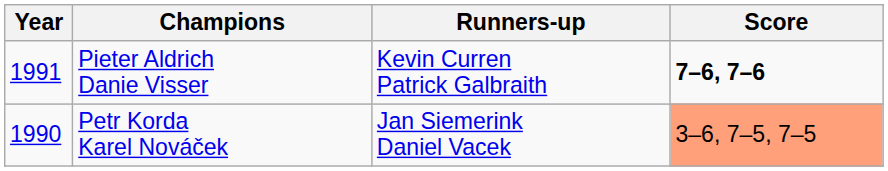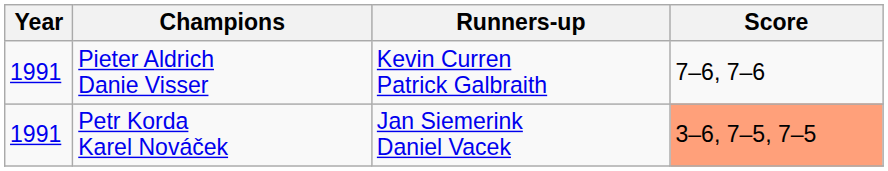(720, 72) bold -> (720, 72) normal
(36, 134) 1990 -> (36, 134) 1991
